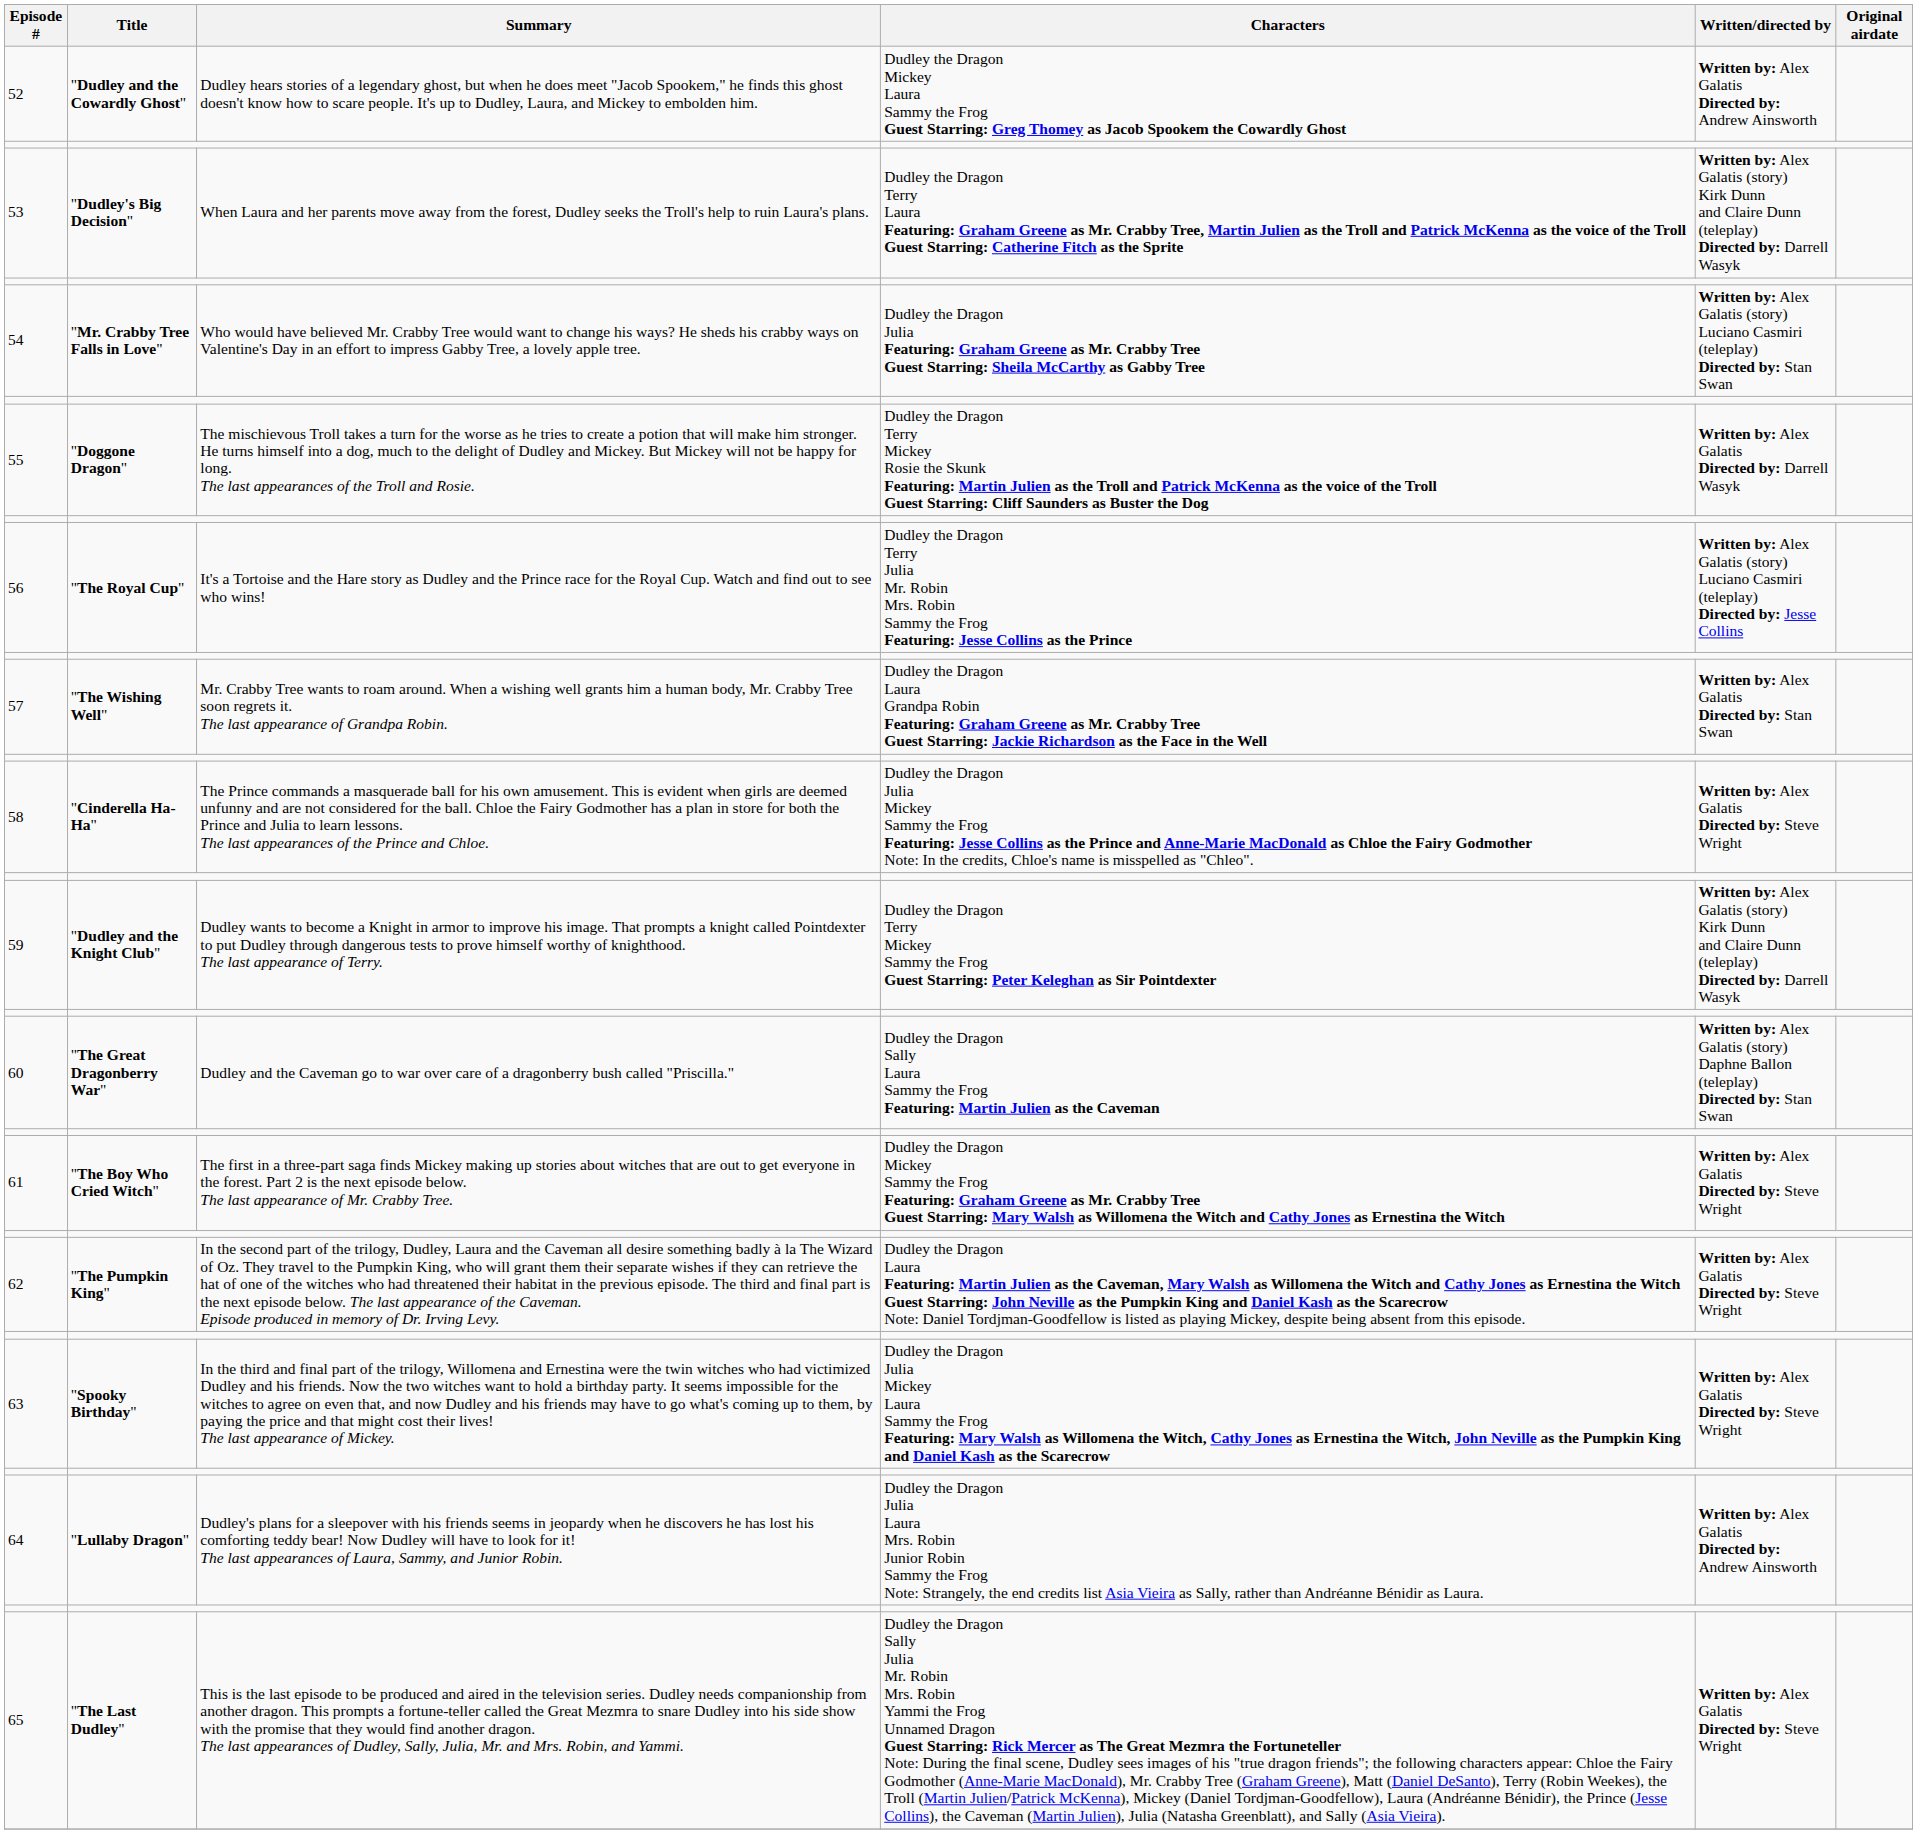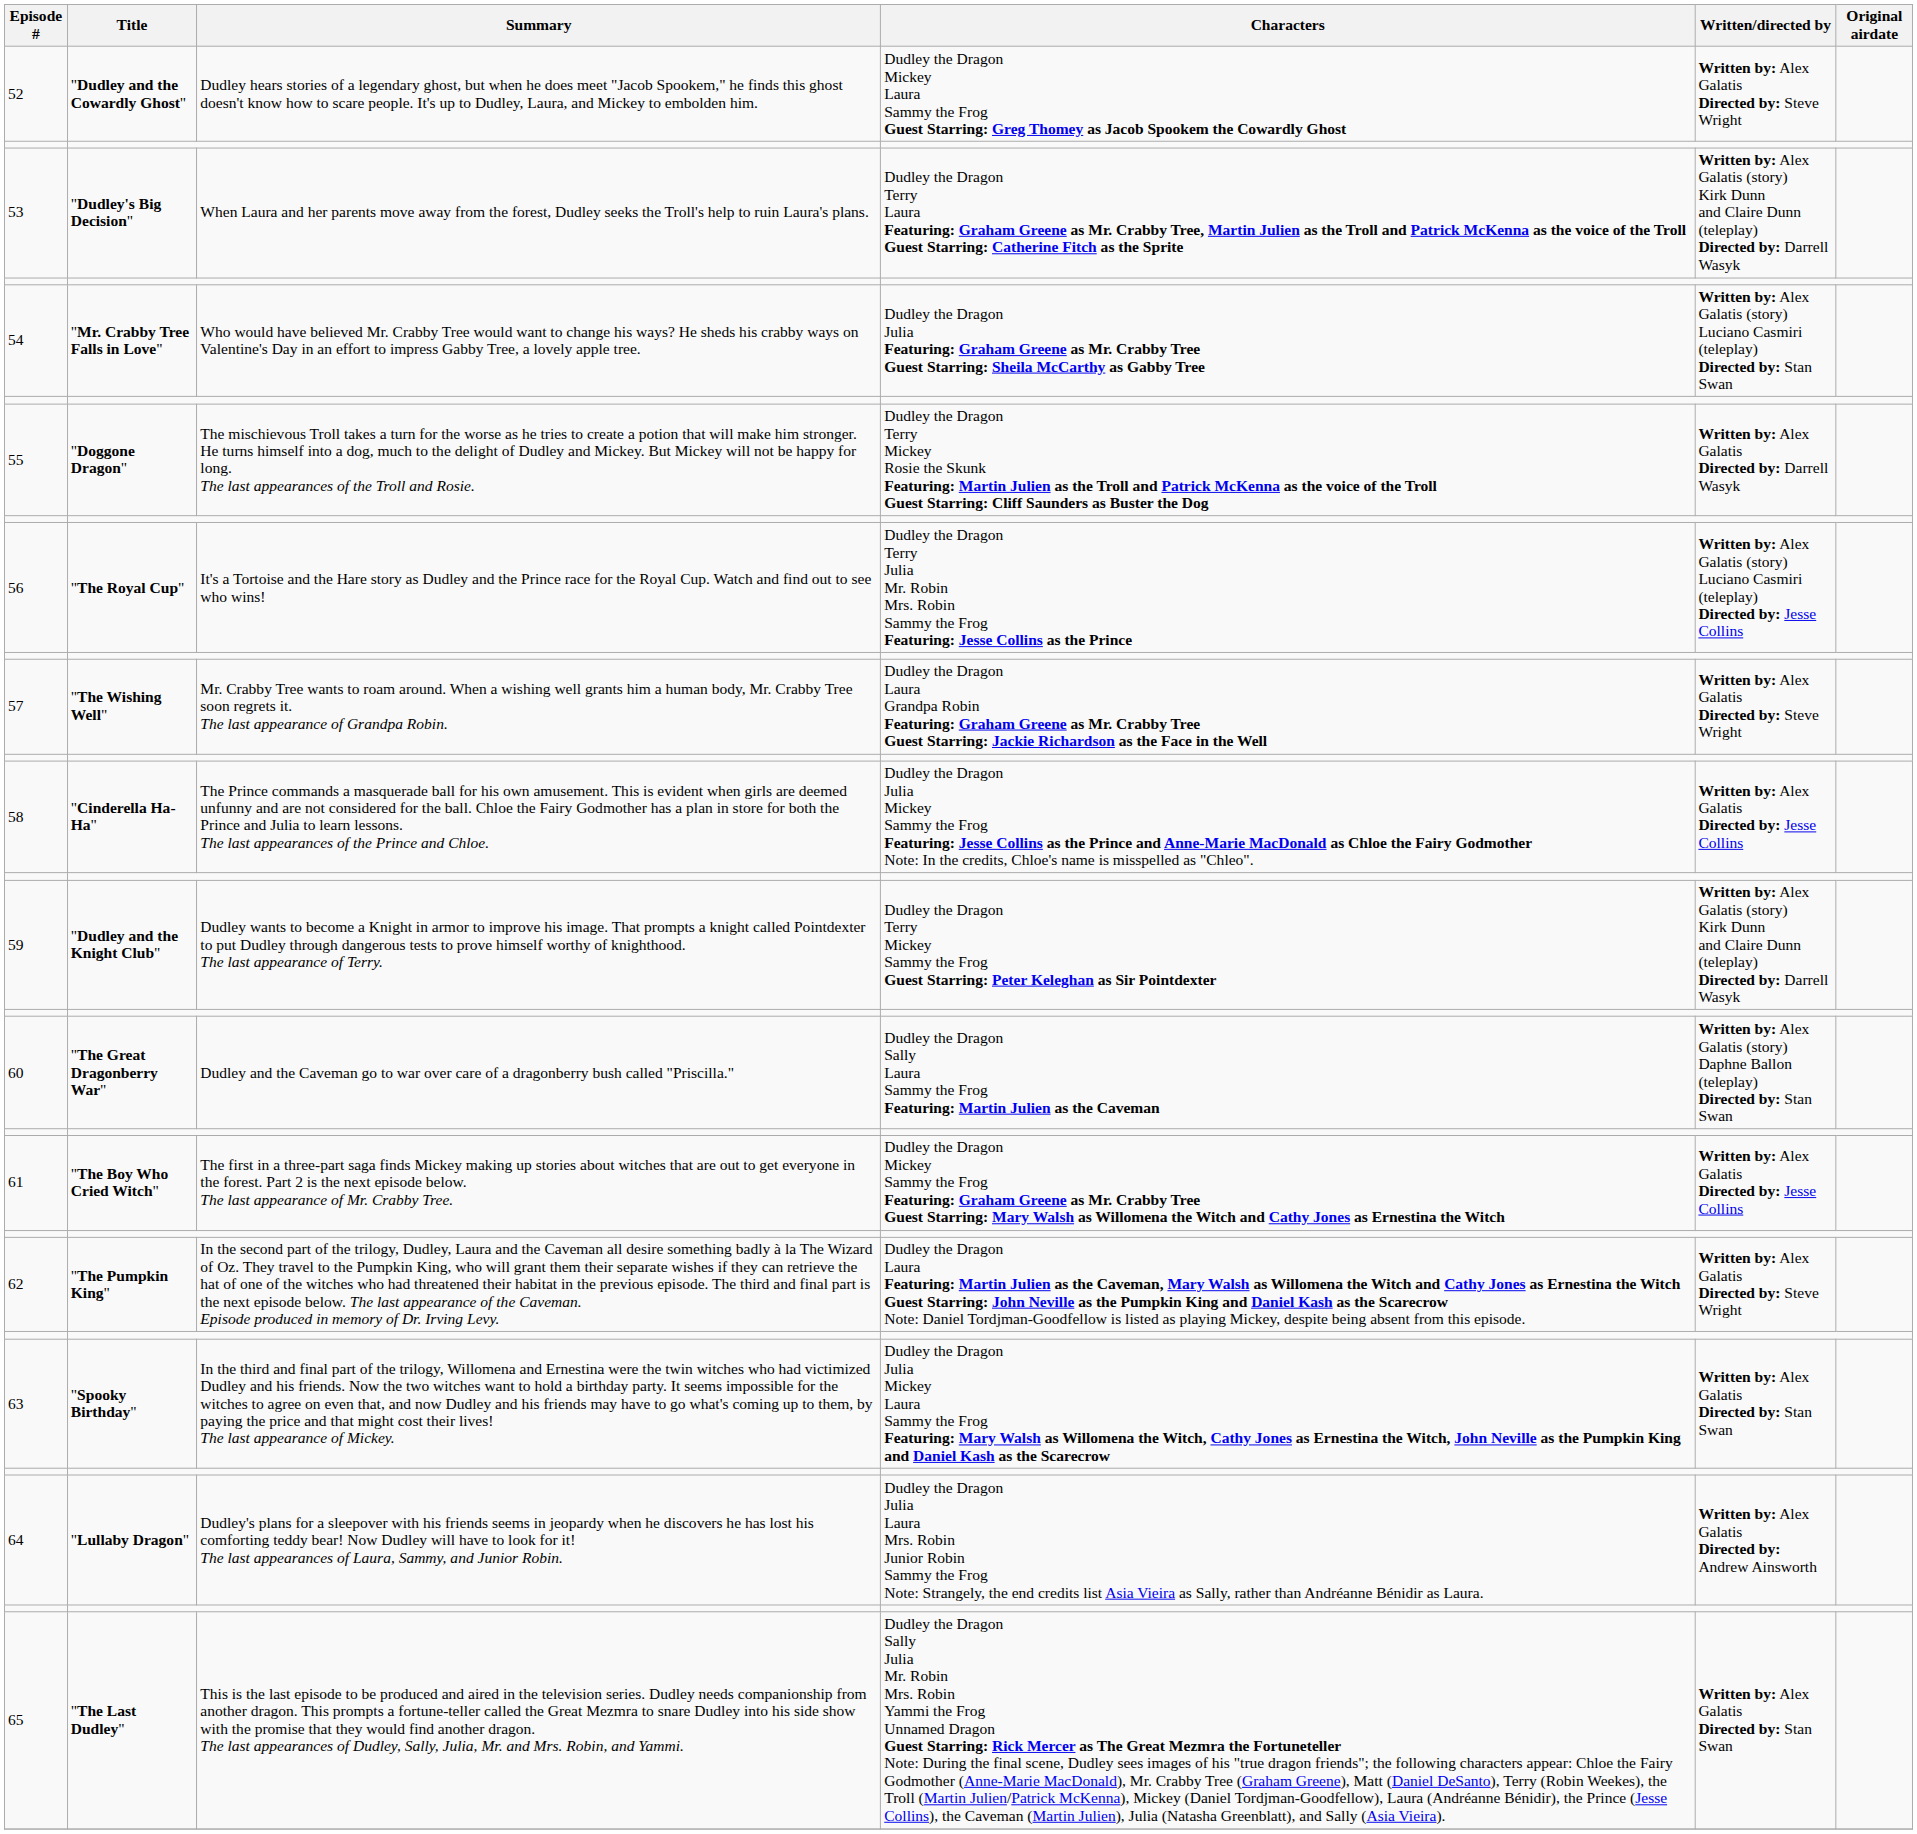(1758, 93) Written by: Alex Galatis Directed by: Andrew Ainsworth -> (1759, 93) Written by: Alex Galatis Directed by: Steve Wright
(1755, 706) Written by: Alex Galatis Directed by: Stan Swan -> (1759, 706) Written by: Alex Galatis Directed by: Steve Wright
(1759, 816) Written by: Alex Galatis Directed by: Steve Wright -> (1757, 816) Written by: Alex Galatis Directed by: Jesse Collins
(1759, 1182) Written by: Alex Galatis Directed by: Steve Wright -> (1757, 1182) Written by: Alex Galatis Directed by: Jesse Collins
(1759, 1403) Written by: Alex Galatis Directed by: Steve Wright -> (1755, 1403) Written by: Alex Galatis Directed by: Stan Swan
(1759, 1720) Written by: Alex Galatis Directed by: Steve Wright -> (1755, 1720) Written by: Alex Galatis Directed by: Stan Swan
